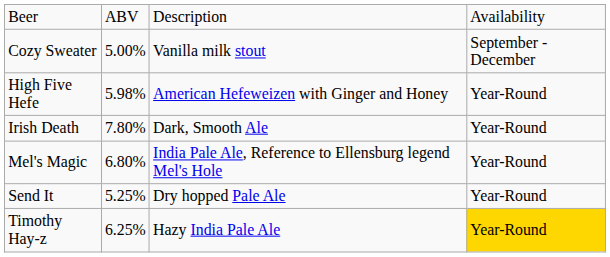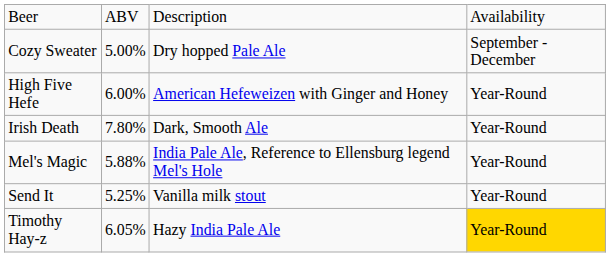(209, 51) Vanilla milk stout -> (219, 51) Dry hopped Pale Ale
(125, 94) 5.98% -> (125, 94) 6.00%
(125, 162) 6.80% -> (125, 162) 5.88%
(219, 196) Dry hopped Pale Ale -> (209, 196) Vanilla milk stout
(125, 230) 6.25% -> (125, 230) 6.05%
